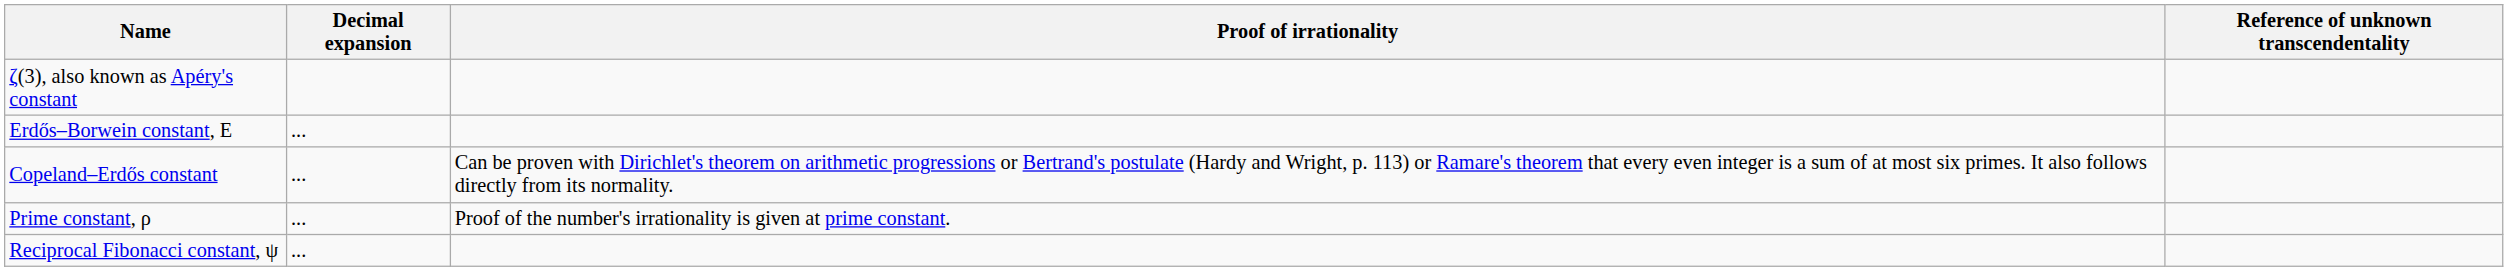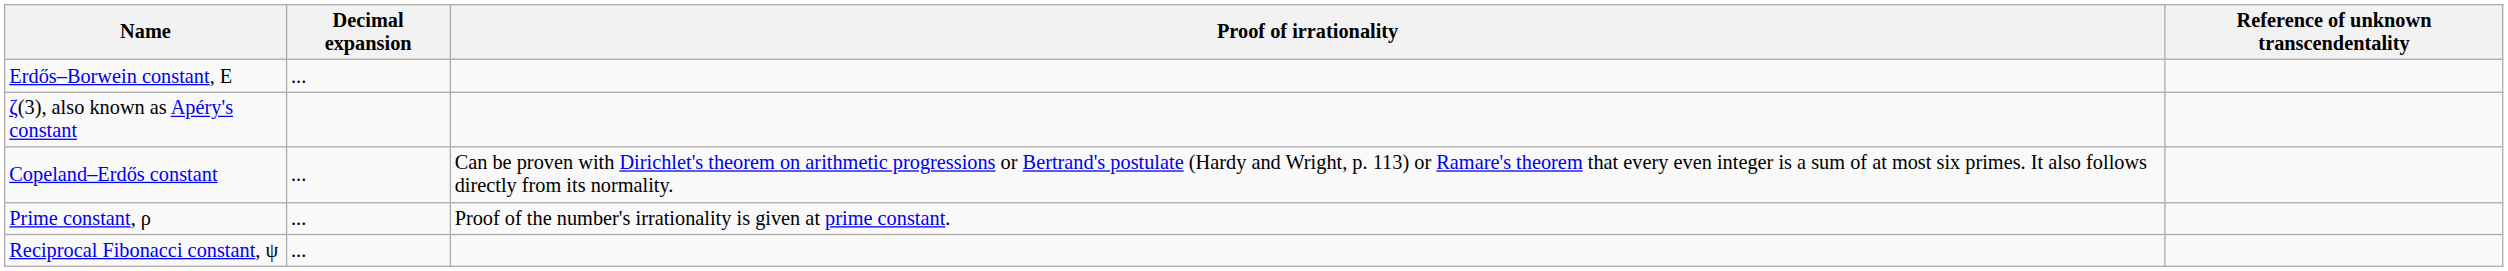rows swapped: (121, 87) <-> (121, 130)
